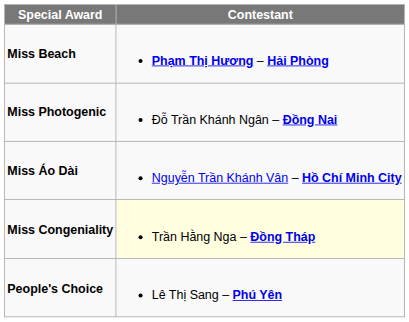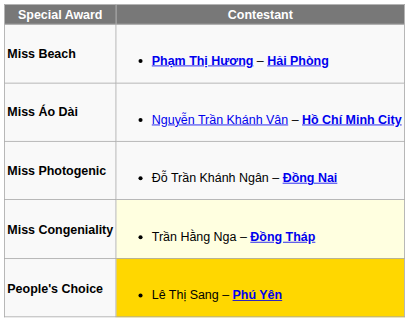rows swapped: (43, 171) <-> (57, 112)
(260, 295) no background -> (260, 295) gold background
